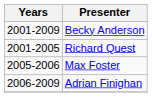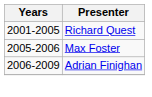- row: (105, 30)
